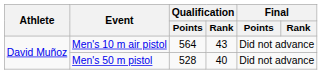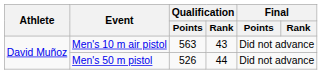(188, 45) 564 -> (188, 45) 563
(188, 61) 528 -> (188, 61) 526
(222, 61) 40 -> (222, 61) 44
